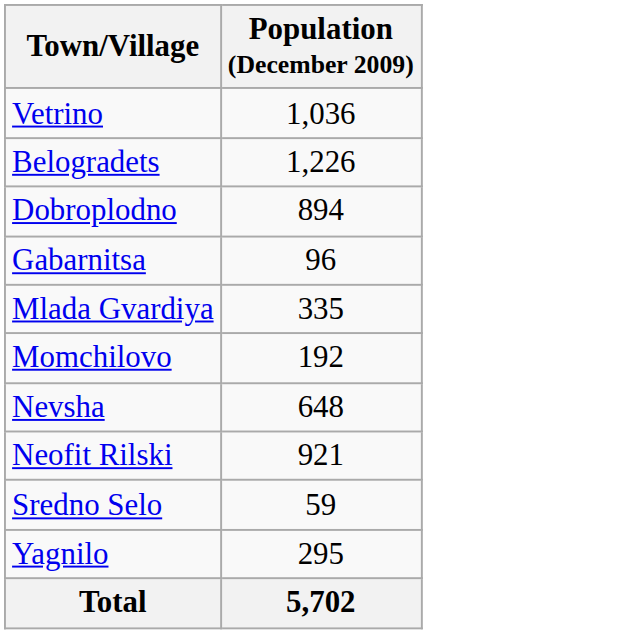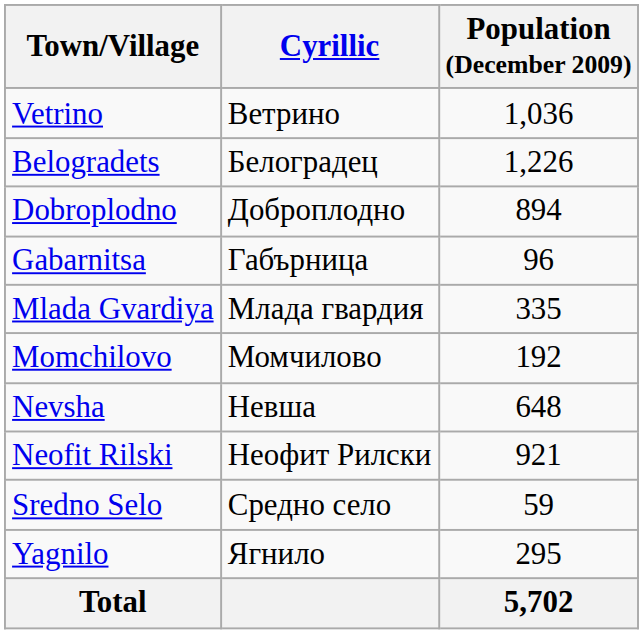+ column: (330, 46)
